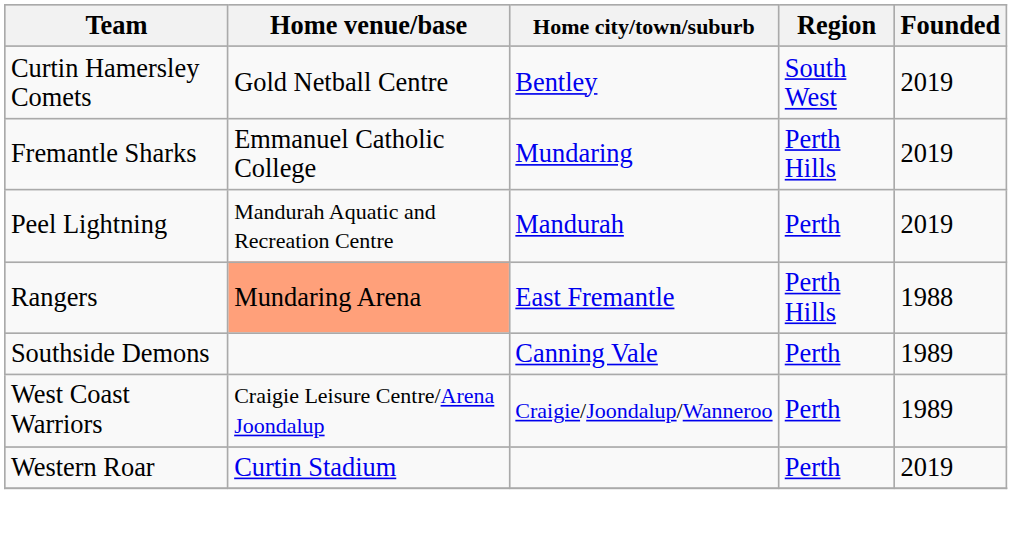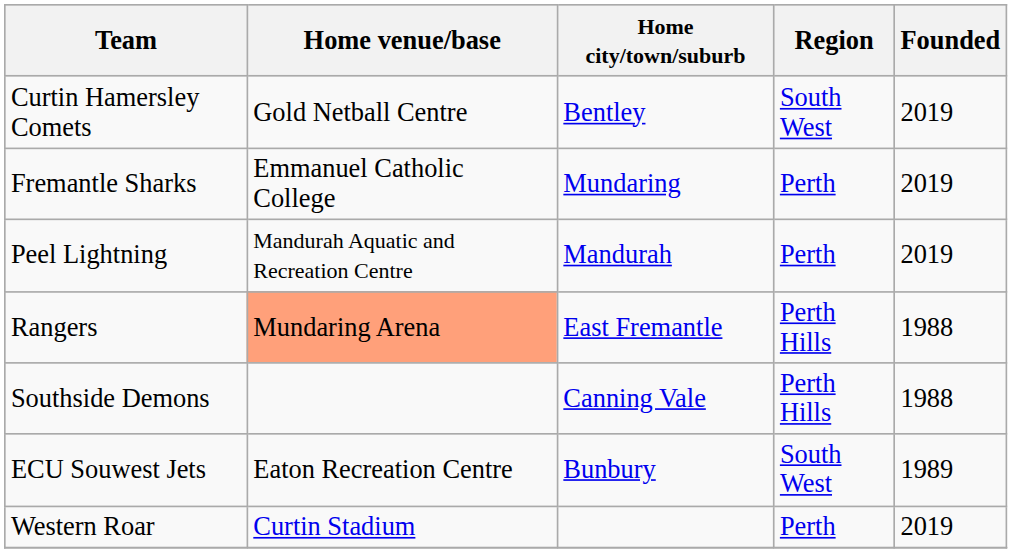(813, 153) Perth Hills -> (808, 183) Perth
(813, 353) Perth -> (808, 398) Perth Hills
(927, 353) 1989 -> (927, 398) 1988
+ row: (108, 469)
- row: (70, 410)
